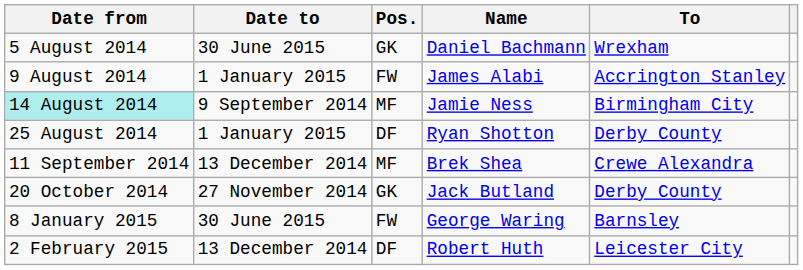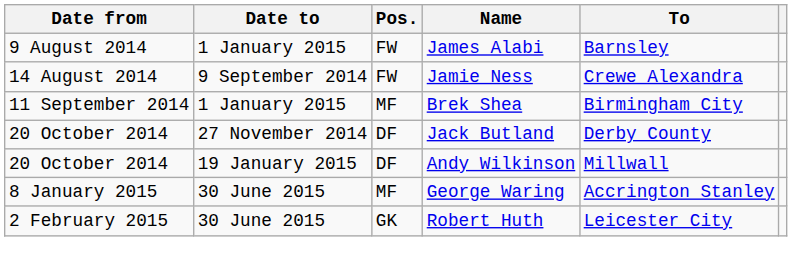- row: (506, 48)
(690, 77) Accrington Stanley -> (626, 48) Barnsley
(83, 106) paleturquoise background -> (83, 77) no background
(386, 106) MF -> (386, 77) FW
(674, 106) Birmingham City -> (663, 77) Crewe Alexandra
- row: (490, 134)
(283, 163) 13 December 2014 -> (272, 106) 1 January 2015
(674, 163) Crewe Alexandra -> (663, 106) Birmingham City
(386, 192) GK -> (386, 134) DF
+ row: (501, 163)
(386, 221) FW -> (386, 192) MF
(637, 221) Barnsley -> (679, 192) Accrington Stanley
(283, 250) 13 December 2014 -> (261, 221) 30 June 2015
(386, 250) DF -> (386, 221) GK
